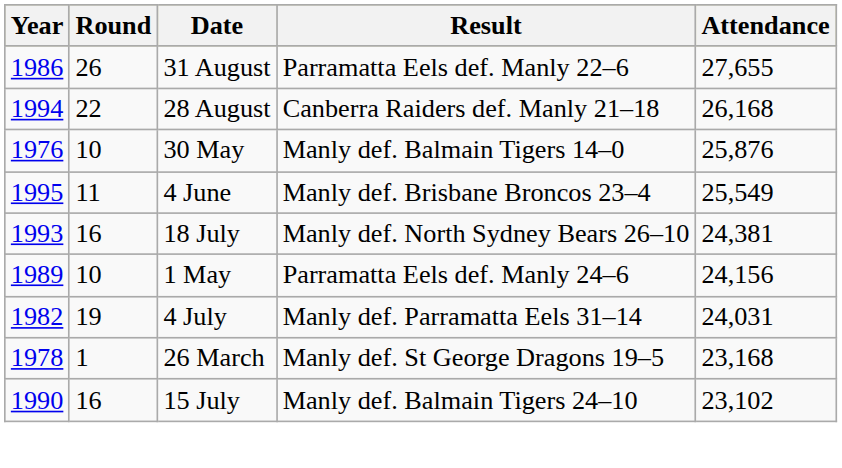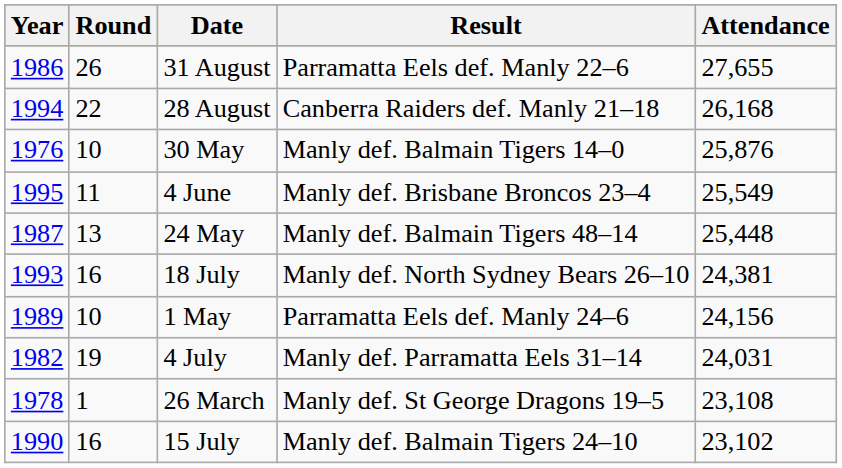+ row: (204, 233)
(737, 358) 23,168 -> (737, 399) 23,108
